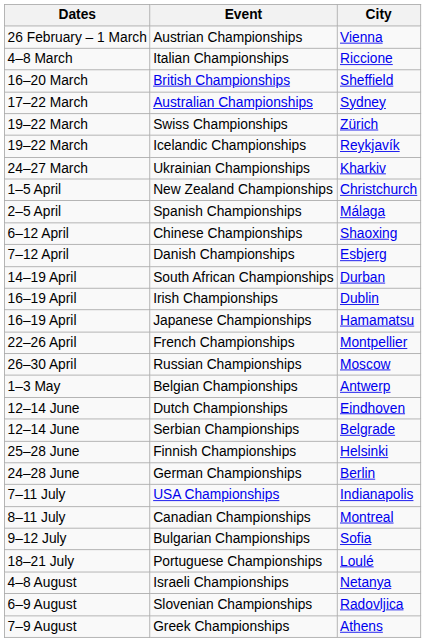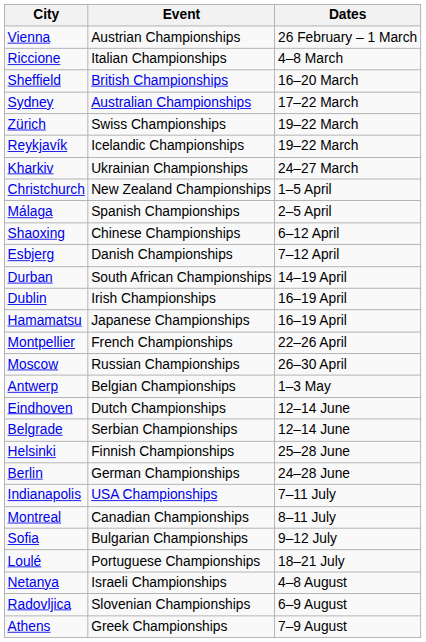columns swapped: (77, 15) <-> (379, 15)
